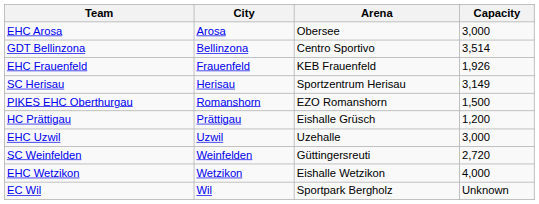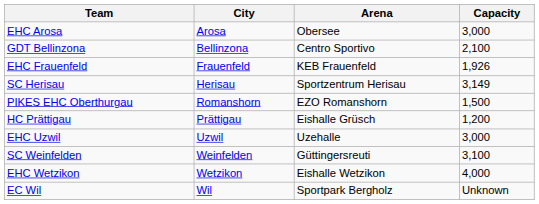(476, 48) 3,514 -> (476, 48) 2,100
(476, 155) 2,720 -> (476, 155) 3,100
